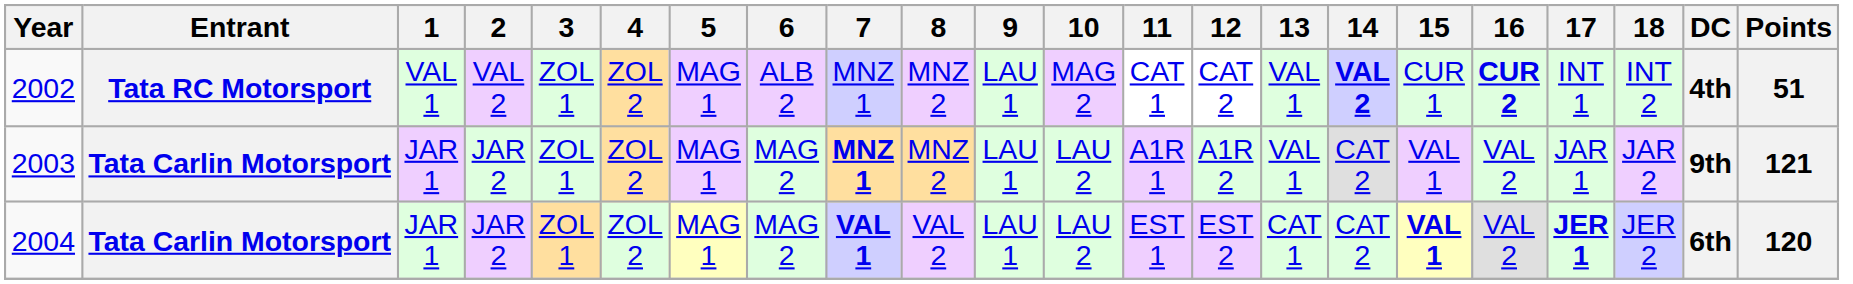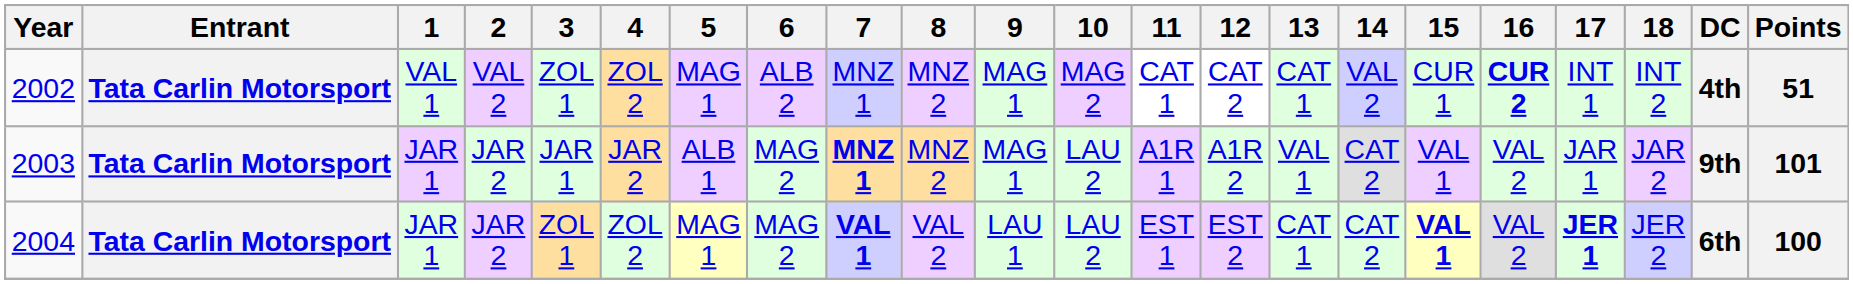(240, 88) Tata RC Motorsport -> (240, 88) Tata Carlin Motorsport
(1010, 88) LAU 1 -> (1015, 88) MAG 1
(1294, 88) VAL 1 -> (1304, 88) CAT 1
(1362, 88) bold -> (1372, 88) normal
(566, 164) ZOL 1 -> (566, 164) JAR 1
(635, 164) ZOL 2 -> (635, 164) JAR 2
(709, 164) MAG 1 -> (709, 164) ALB 1
(1010, 164) LAU 1 -> (1015, 164) MAG 1
(1789, 164) 121 -> (1798, 164) 101
(1789, 240) 120 -> (1798, 240) 100
